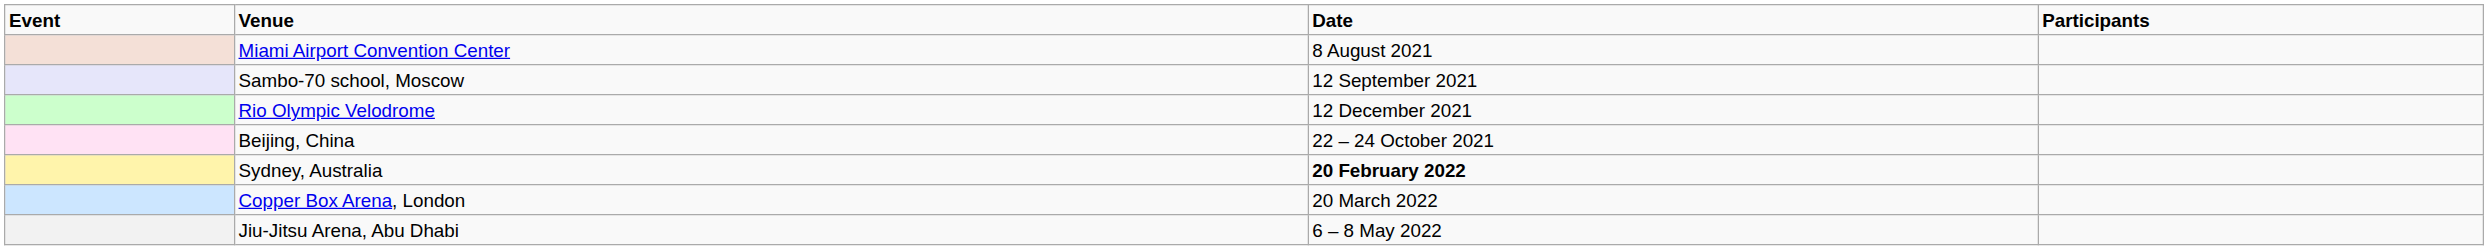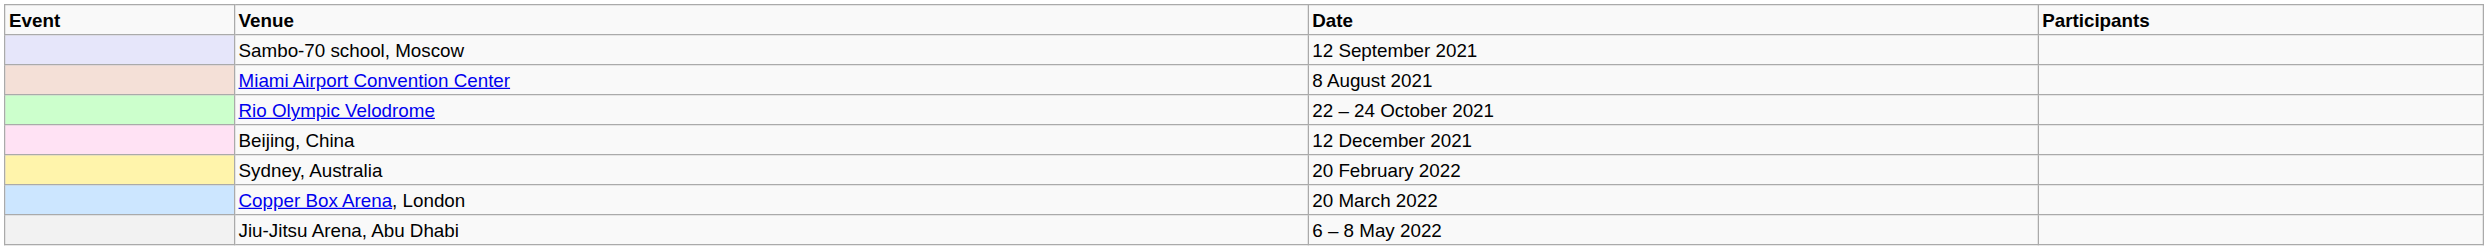rows swapped: (374, 50) <-> (351, 80)
(1392, 110) 12 December 2021 -> (1403, 110) 22 – 24 October 2021
(1403, 140) 22 – 24 October 2021 -> (1392, 140) 12 December 2021
(1389, 170) bold -> (1386, 170) normal
